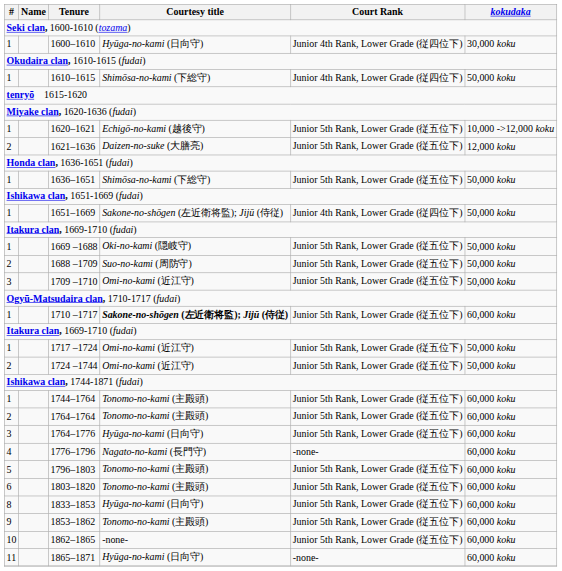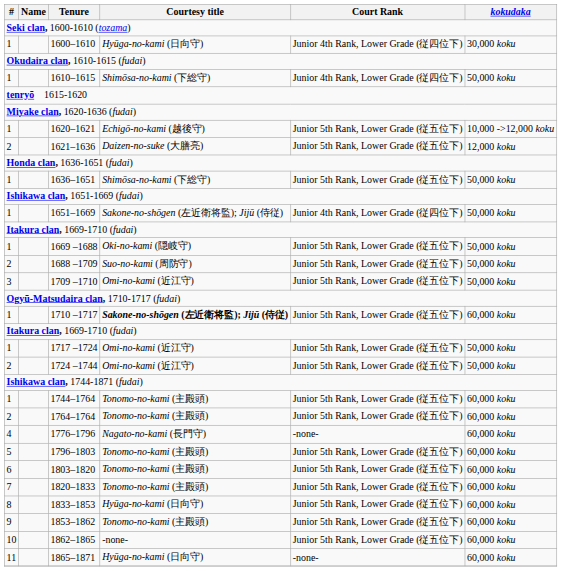- row: (9, 434)
+ row: (9, 487)
